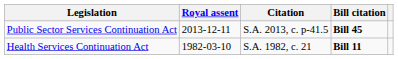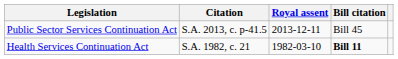columns swapped: (286, 12) <-> (210, 12)
(348, 29) bold -> (348, 29) normal
